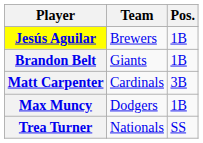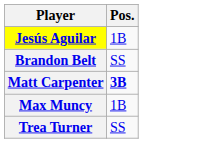- column: (137, 15)
(179, 60) 1B -> (118, 60) SS
(179, 82) normal -> (118, 82) bold
